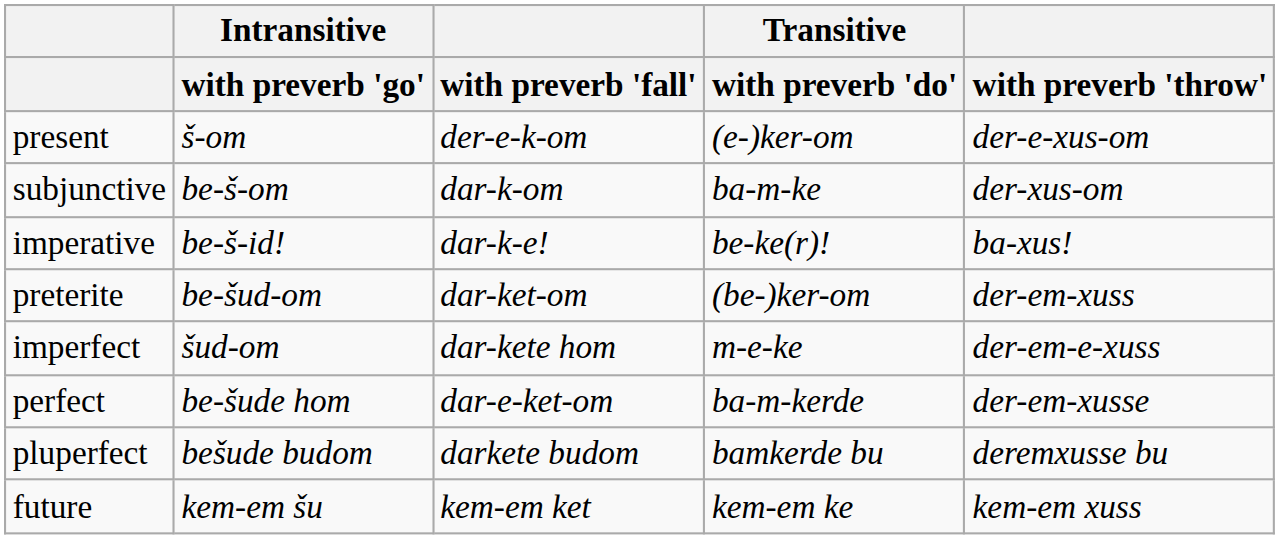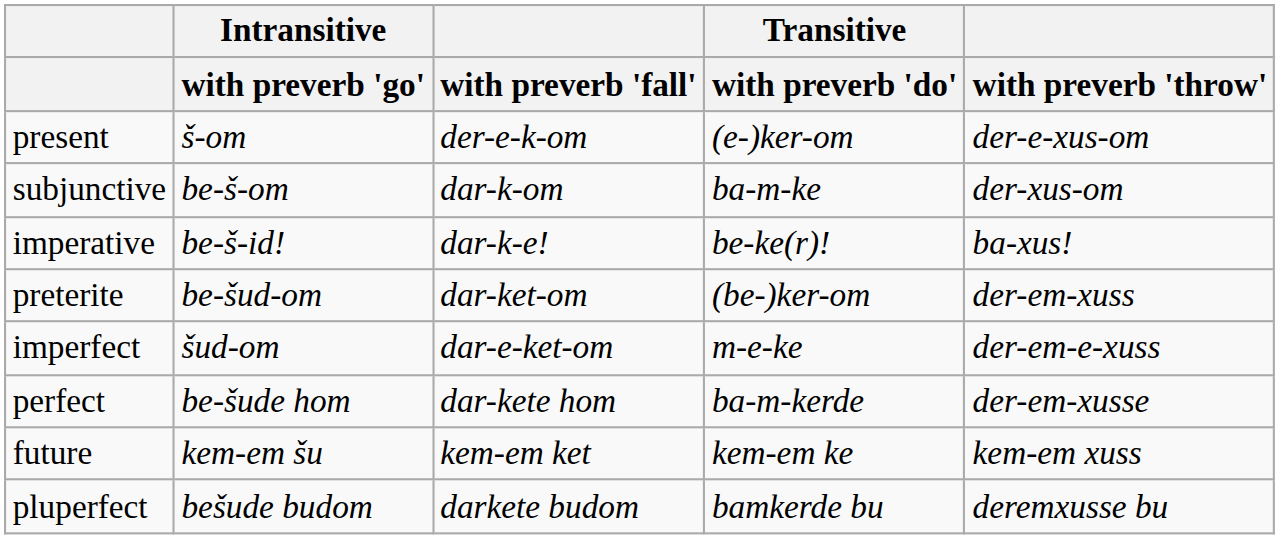(528, 347) dar-kete hom -> (527, 347) dar-e-ket-om
(527, 400) dar-e-ket-om -> (528, 400) dar-kete hom
rows swapped: (80, 453) <-> (52, 505)
